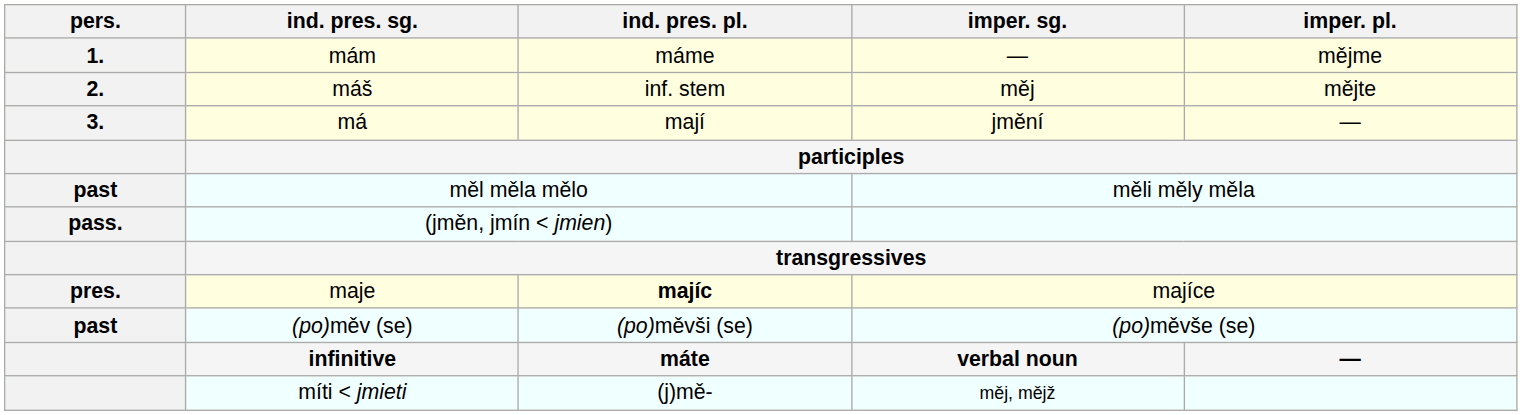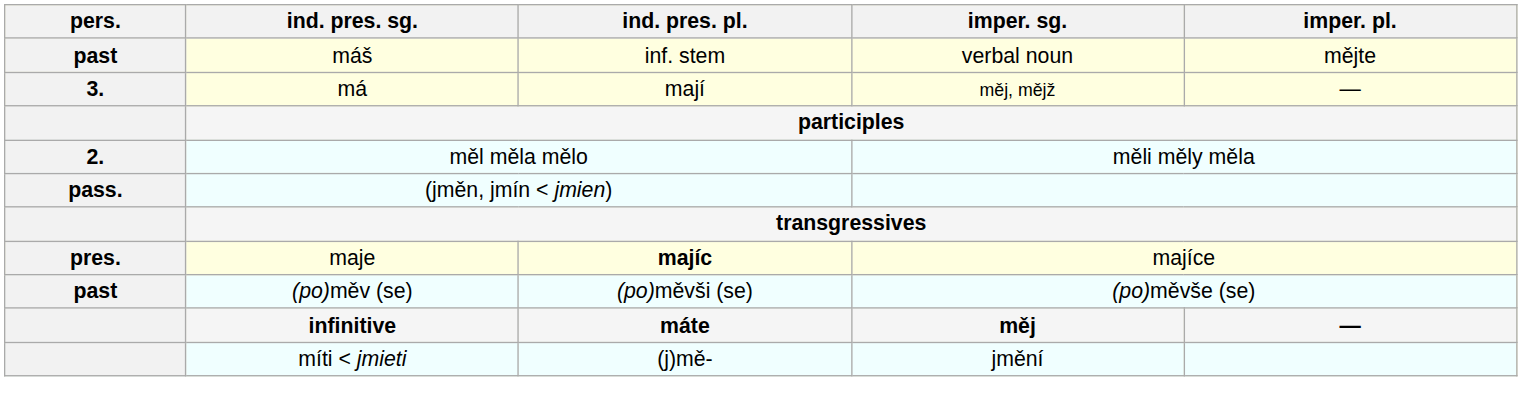- row: (352, 55)
(95, 88) 2. -> (95, 55) past
(1017, 88) měj -> (1017, 55) verbal noun
(1017, 122) jmění -> (1017, 90) měj, mějž
(95, 190) past -> (95, 156) 2.
(1017, 358) verbal noun -> (1017, 325) měj
(1017, 393) měj, mějž -> (1017, 358) jmění
